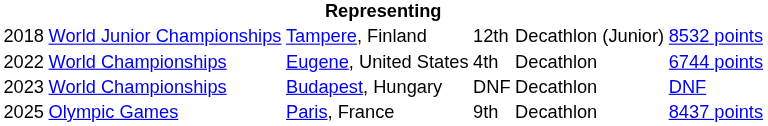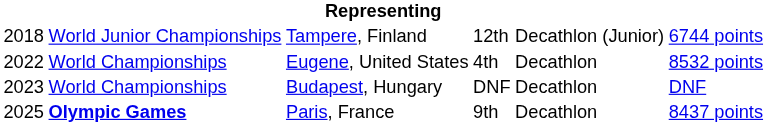(716, 36) 8532 points -> (716, 36) 6744 points
(716, 61) 6744 points -> (716, 61) 8532 points
(113, 111) normal -> (118, 111) bold
